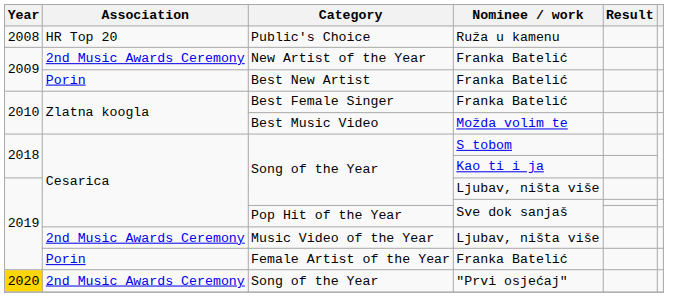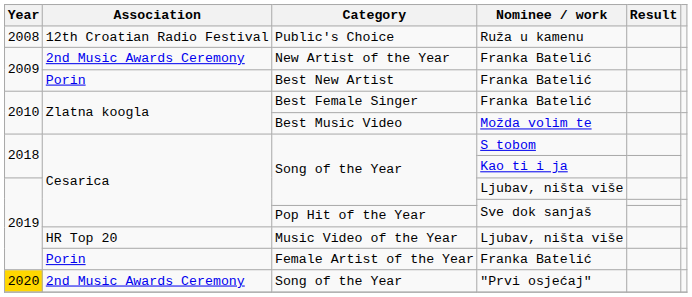(82, 37) HR Top 20 -> (157, 37) 12th Croatian Radio Festival
(145, 238) 2nd Music Awards Ceremony -> (82, 238) HR Top 20
